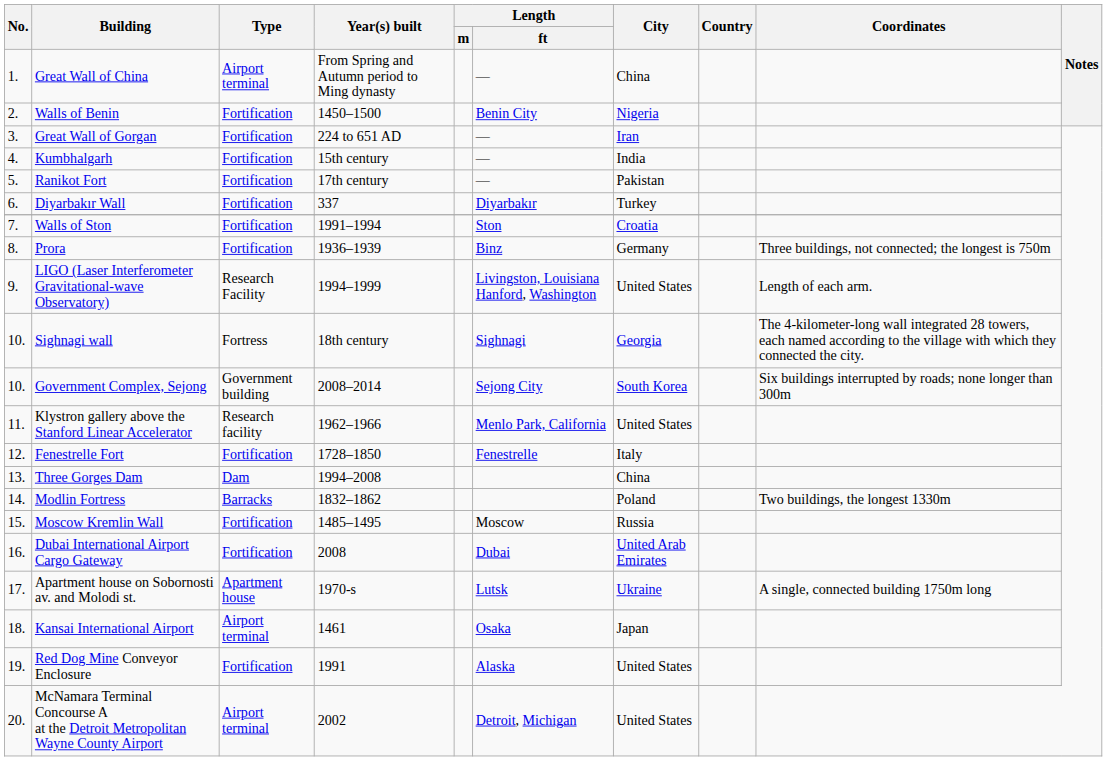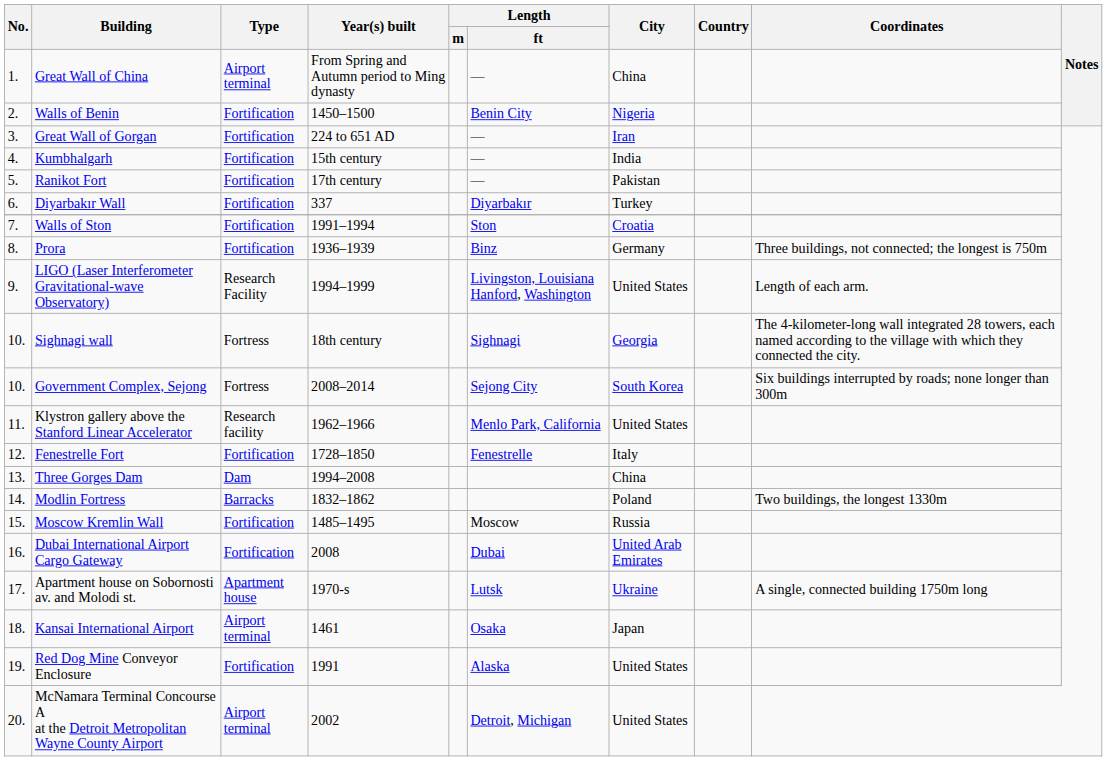(257, 386) Government building -> (246, 386) Fortress
